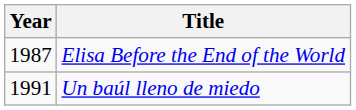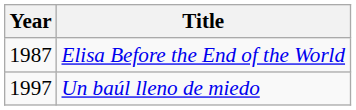(31, 88) 1991 -> (31, 88) 1997
